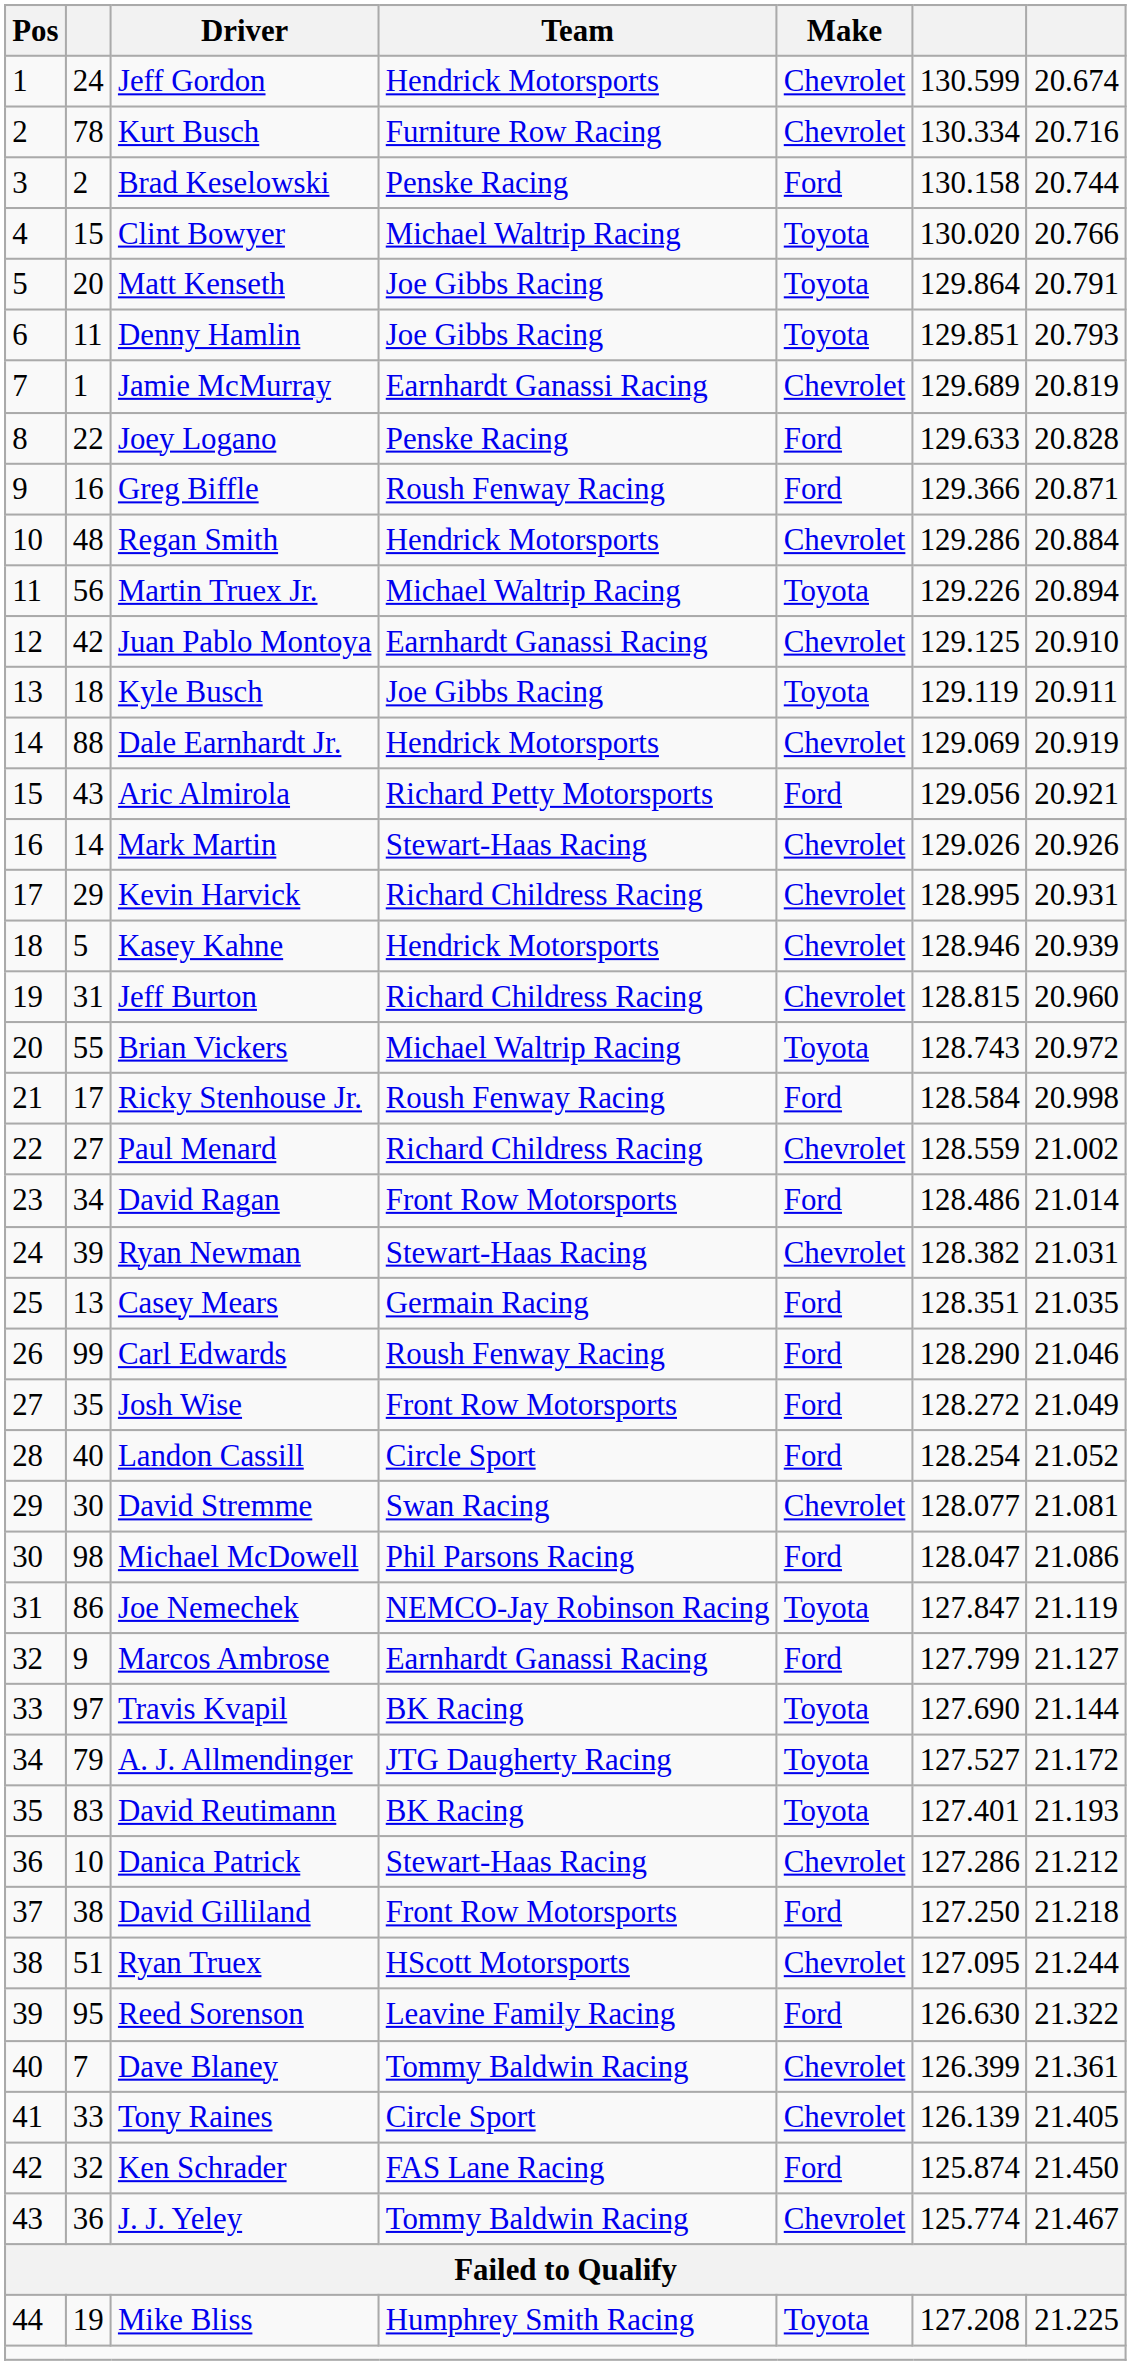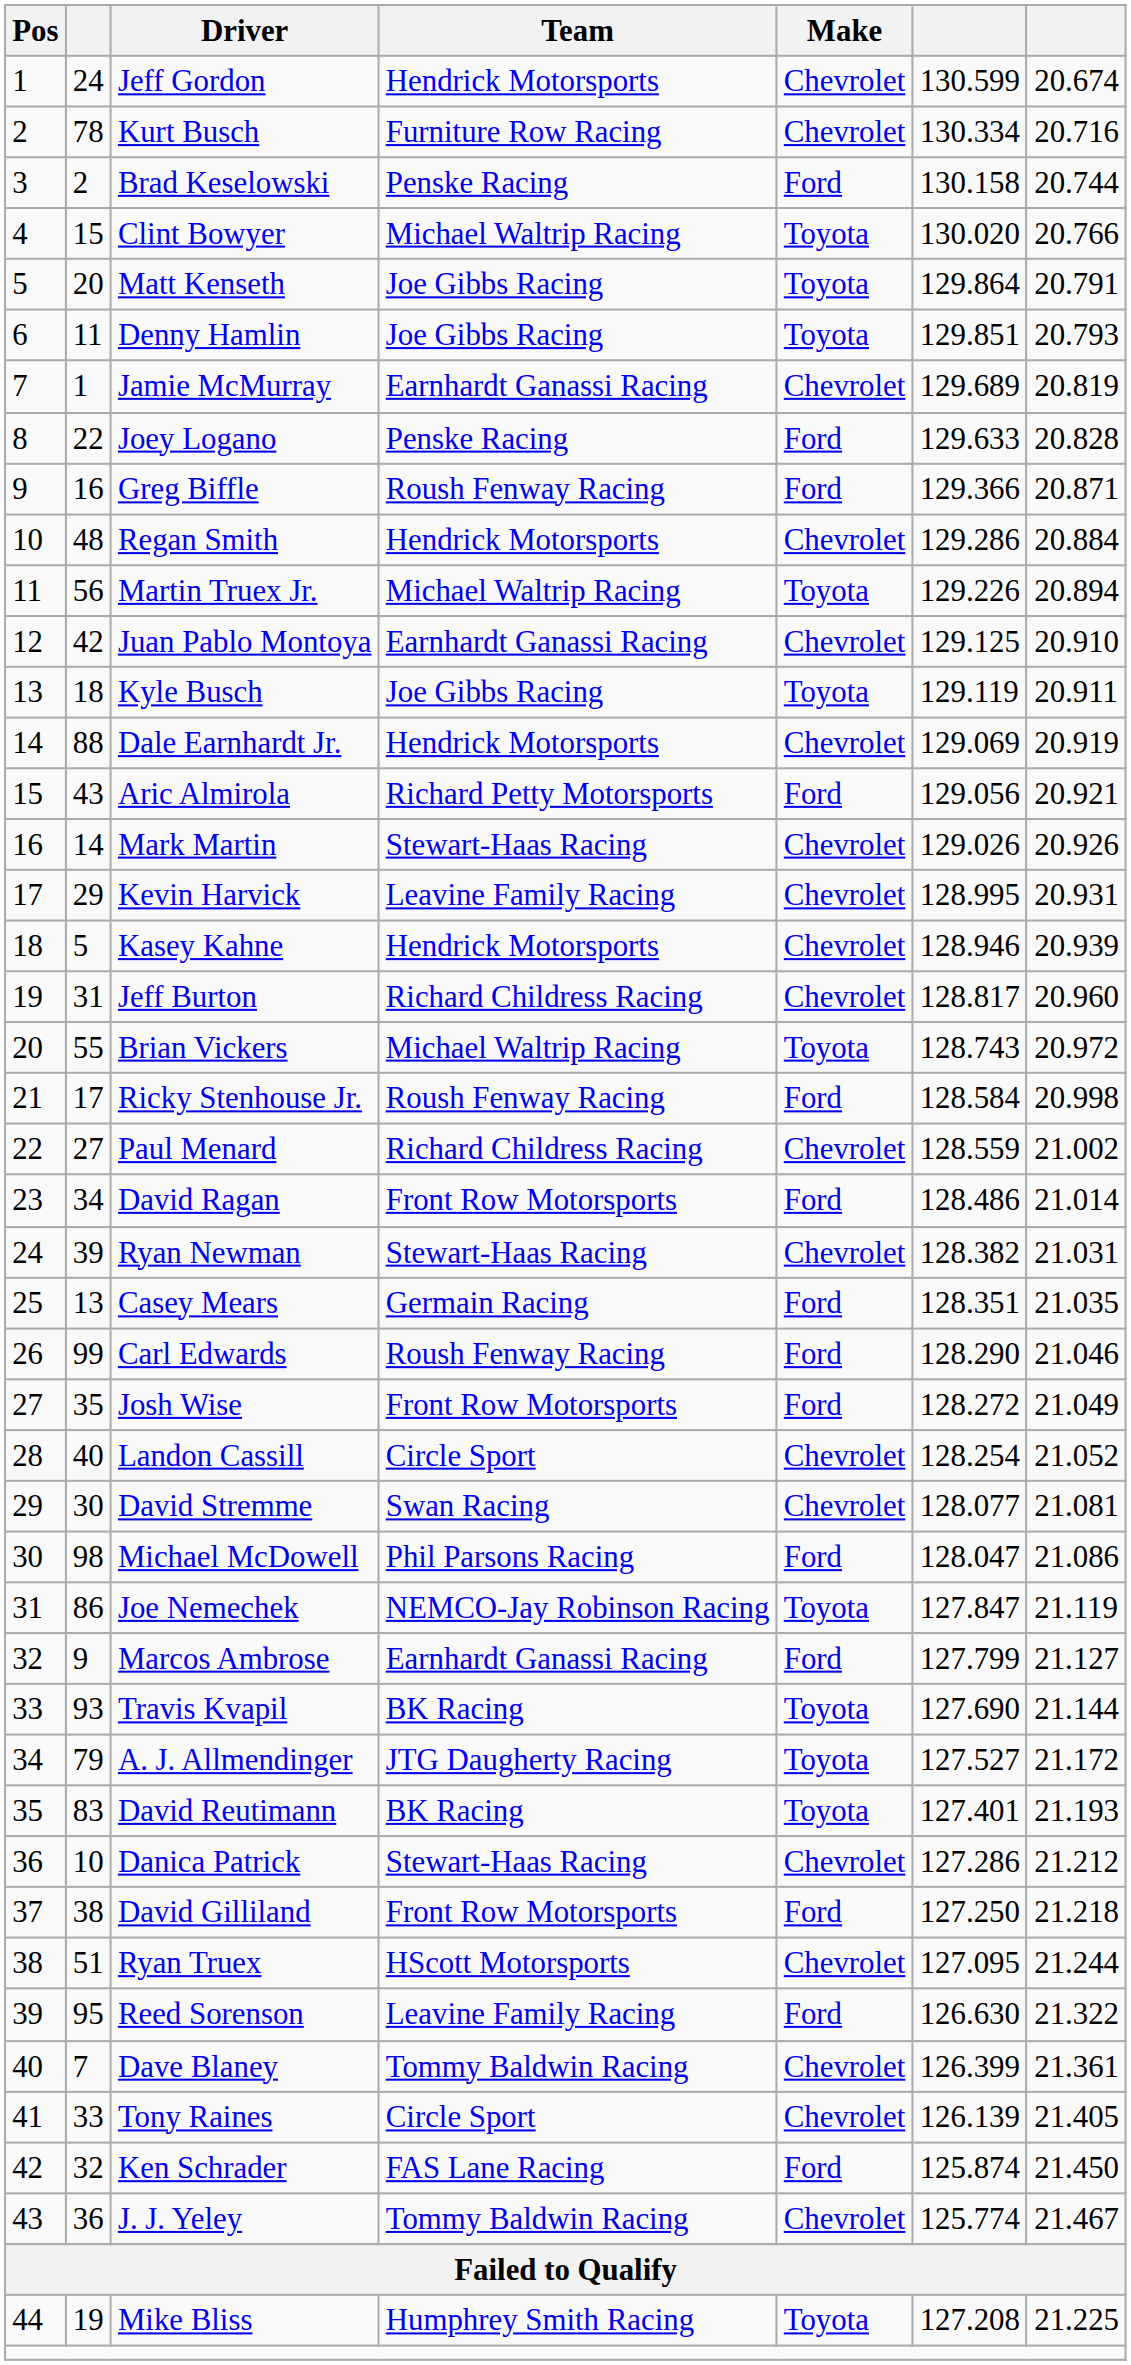(544, 895) Richard Childress Racing -> (530, 895) Leavine Family Racing
(970, 996) 128.815 -> (970, 996) 128.817
(813, 1454) Ford -> (845, 1454) Chevrolet
(88, 1709) 97 -> (88, 1709) 93
